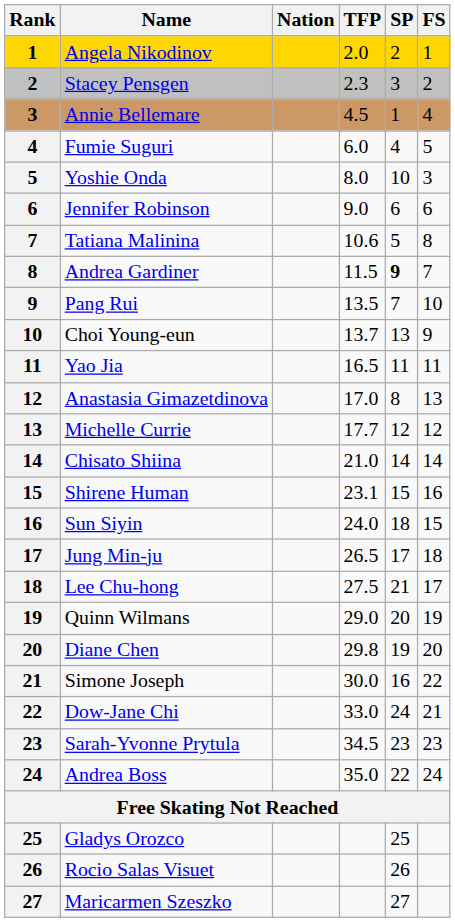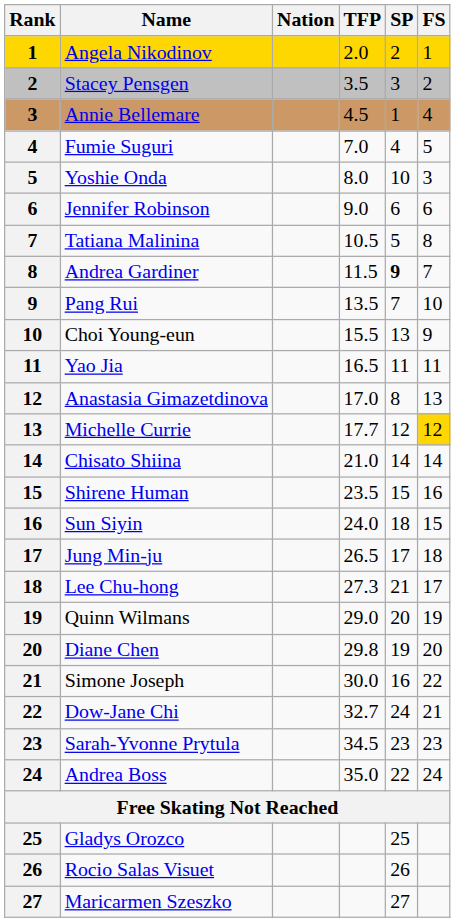(356, 83) 2.3 -> (356, 83) 3.5
(356, 146) 6.0 -> (356, 146) 7.0
(361, 240) 10.6 -> (361, 240) 10.5
(361, 334) 13.7 -> (361, 334) 15.5
(432, 429) no background -> (432, 429) gold background
(361, 492) 23.1 -> (361, 492) 23.5
(361, 586) 27.5 -> (361, 586) 27.3
(361, 712) 33.0 -> (361, 712) 32.7
